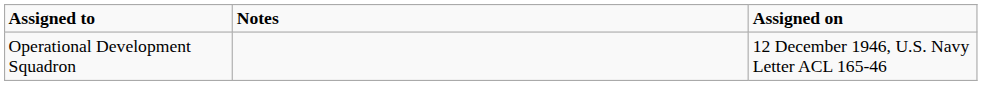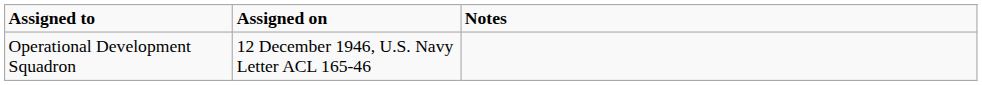columns swapped: (798, 18) <-> (258, 18)
